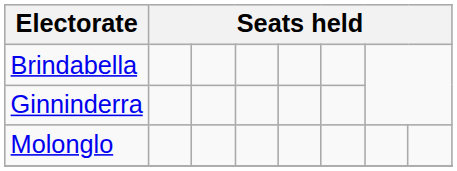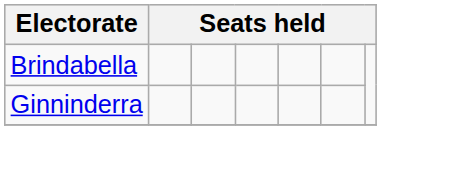- row: (62, 144)
